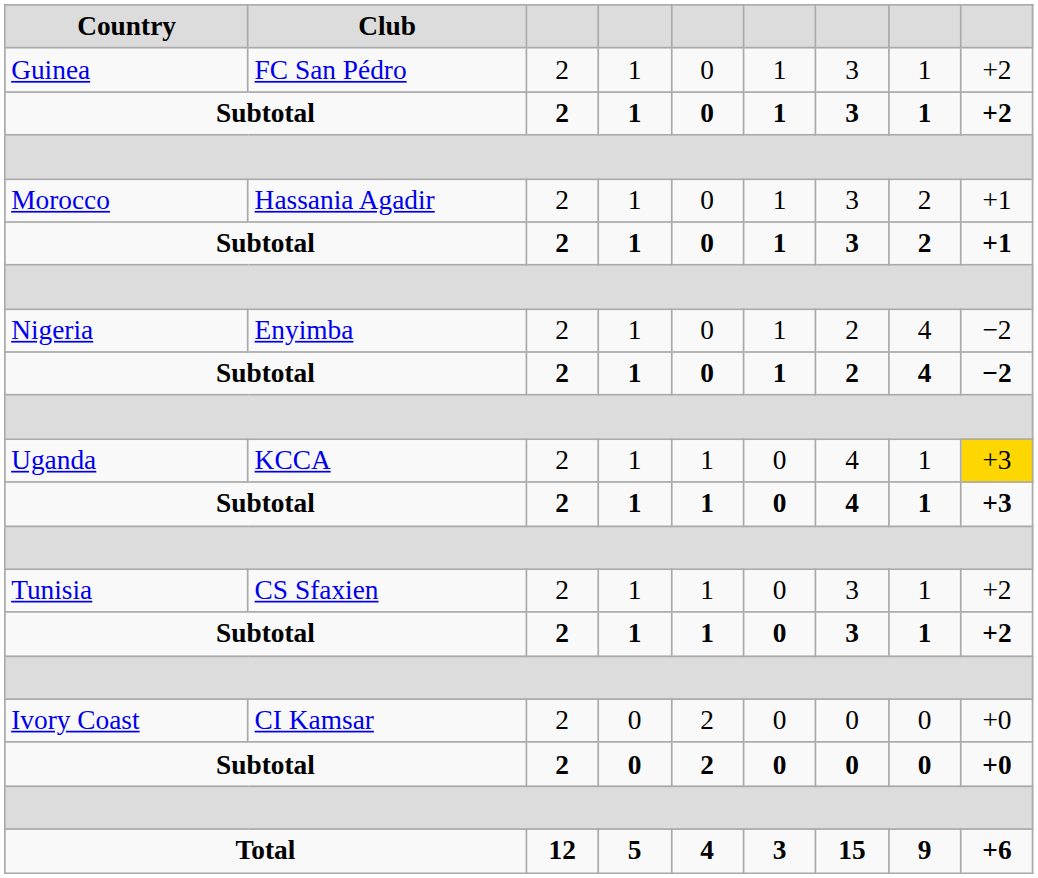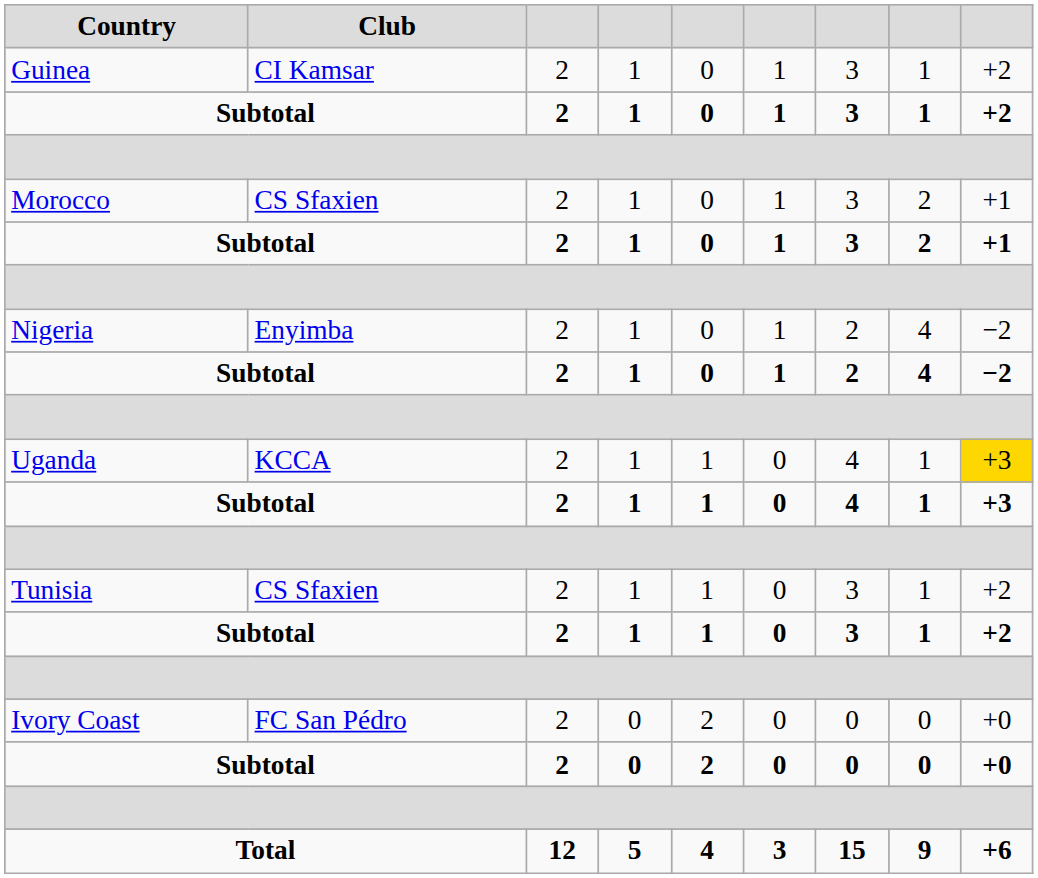(331, 69) FC San Pédro -> (314, 69) CI Kamsar
(345, 199) Hassania Agadir -> (317, 199) CS Sfaxien
(314, 720) CI Kamsar -> (331, 720) FC San Pédro
